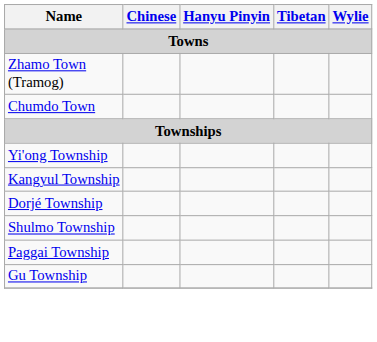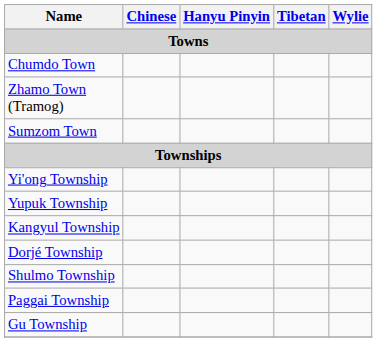rows swapped: (47, 74) <-> (52, 107)
+ row: (52, 131)
+ row: (58, 203)
